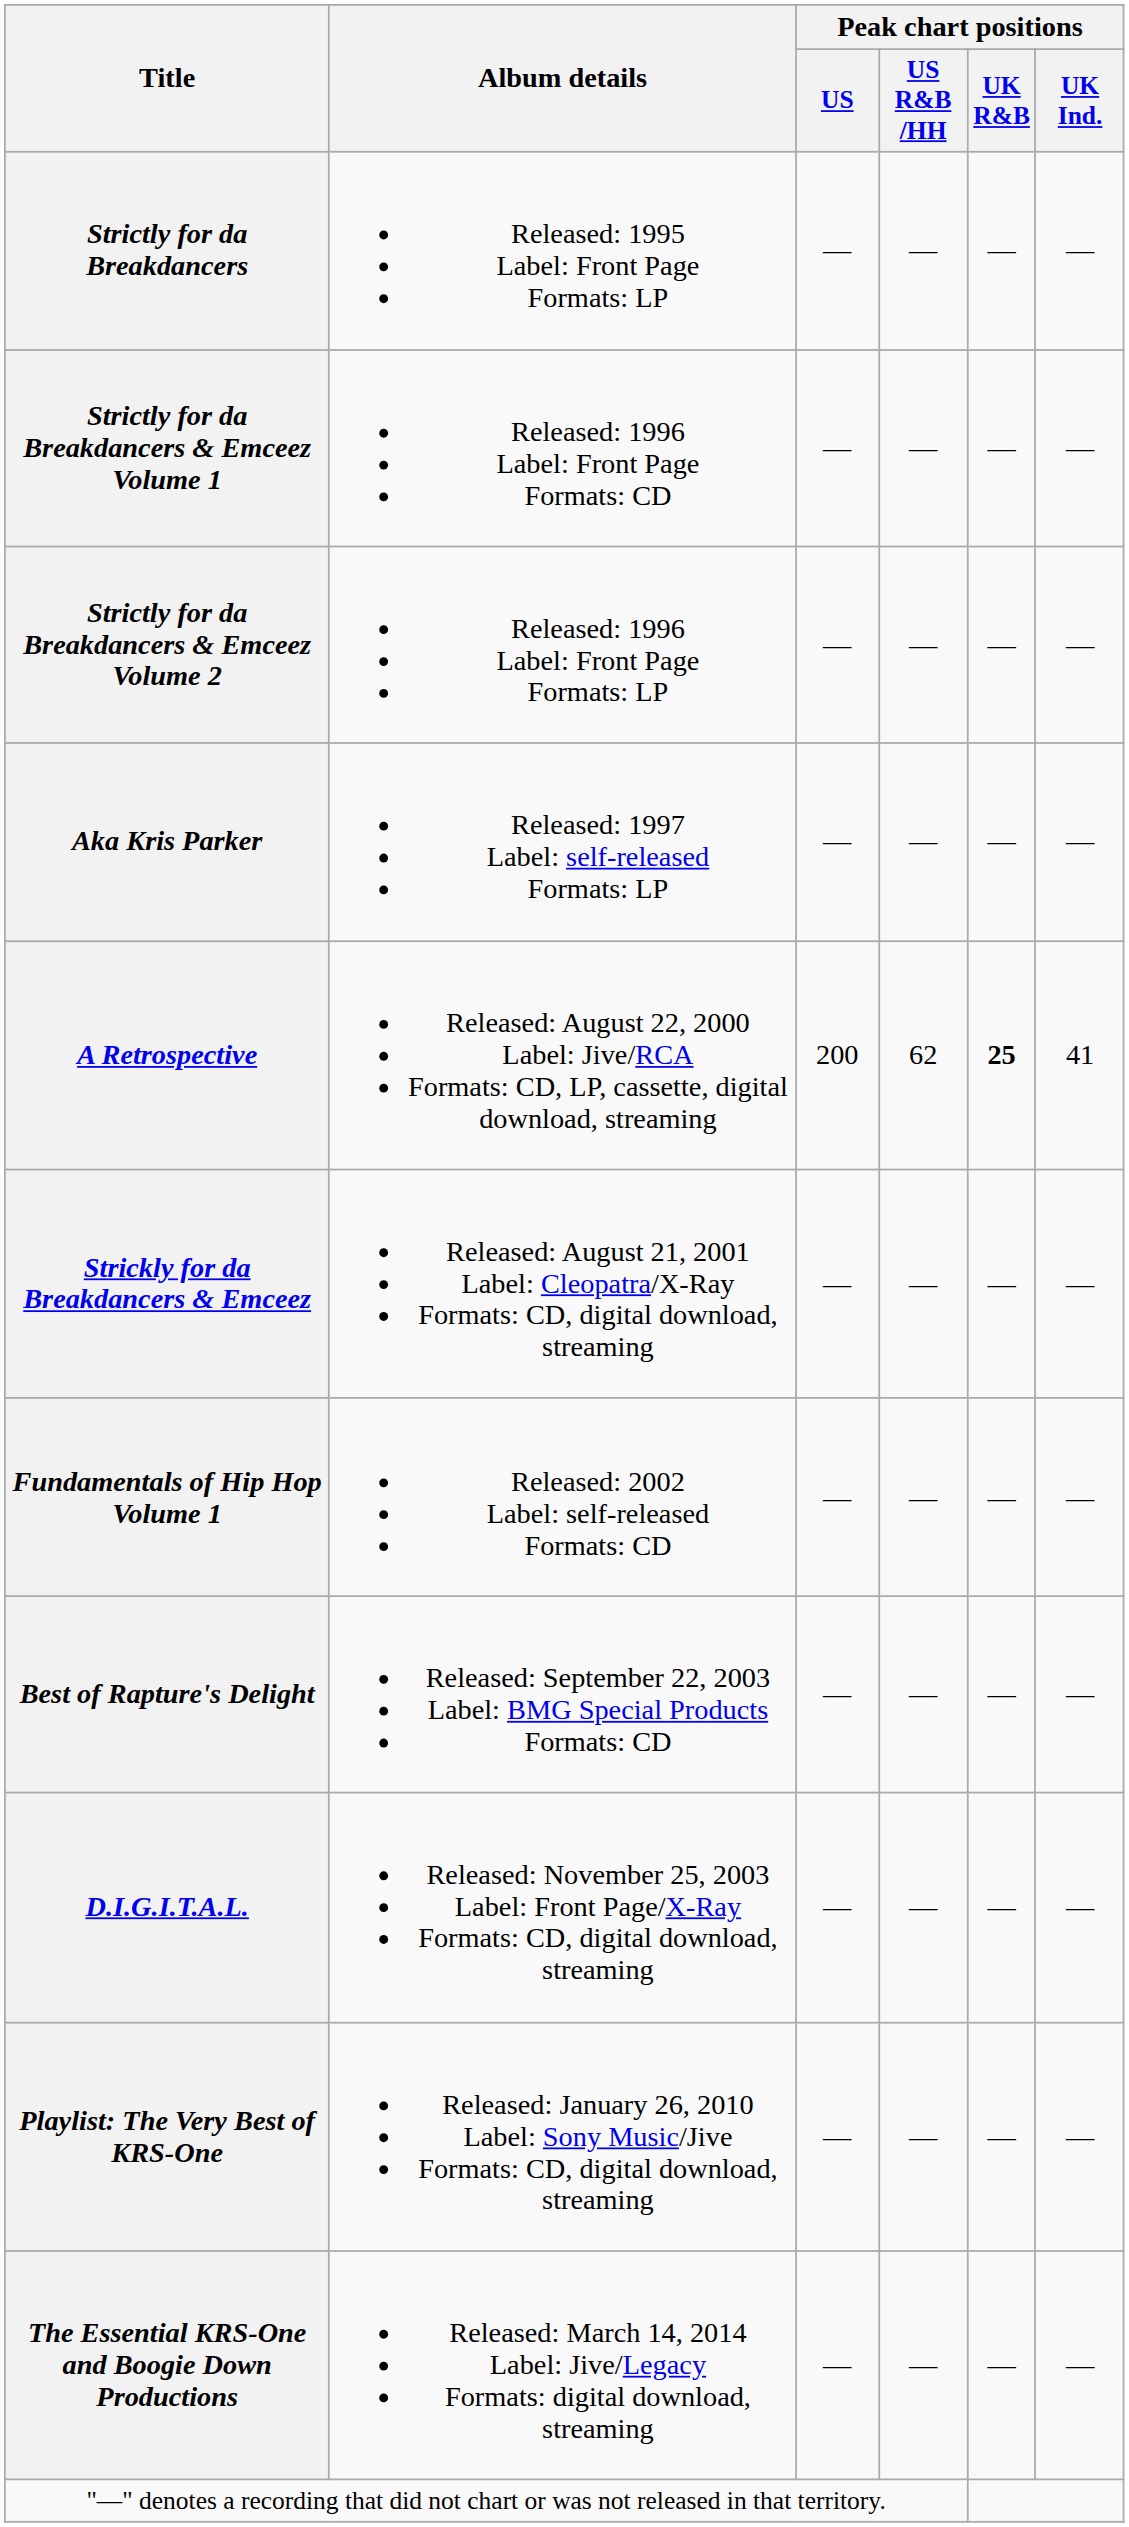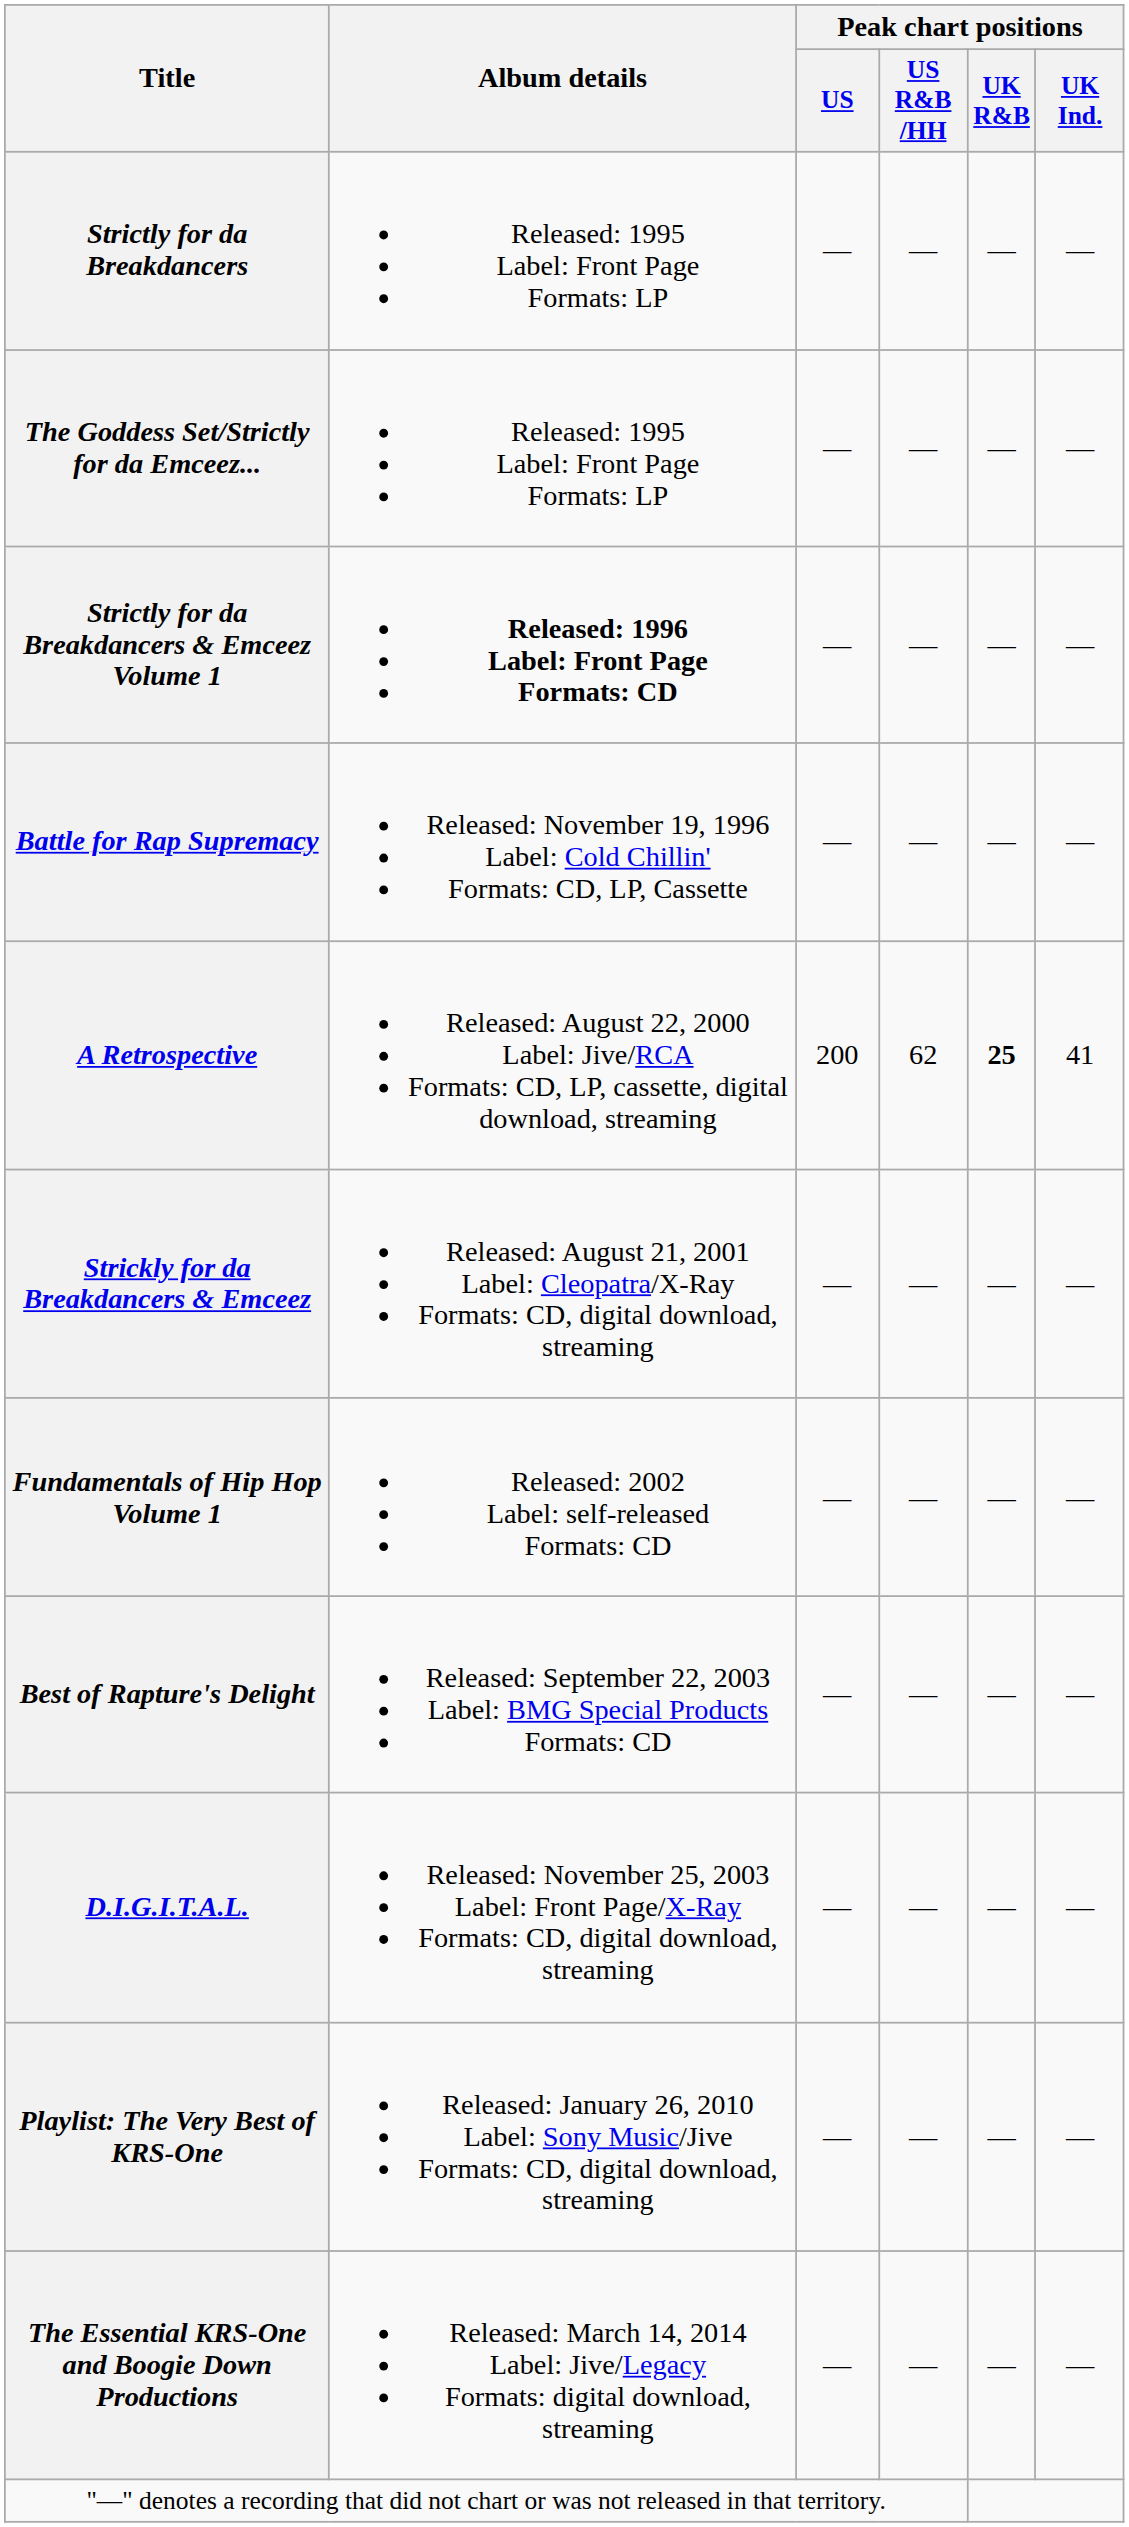+ row: (167, 447)
(563, 464) normal -> (563, 661) bold
- row: (167, 644)
+ row: (167, 841)
- row: (167, 841)
